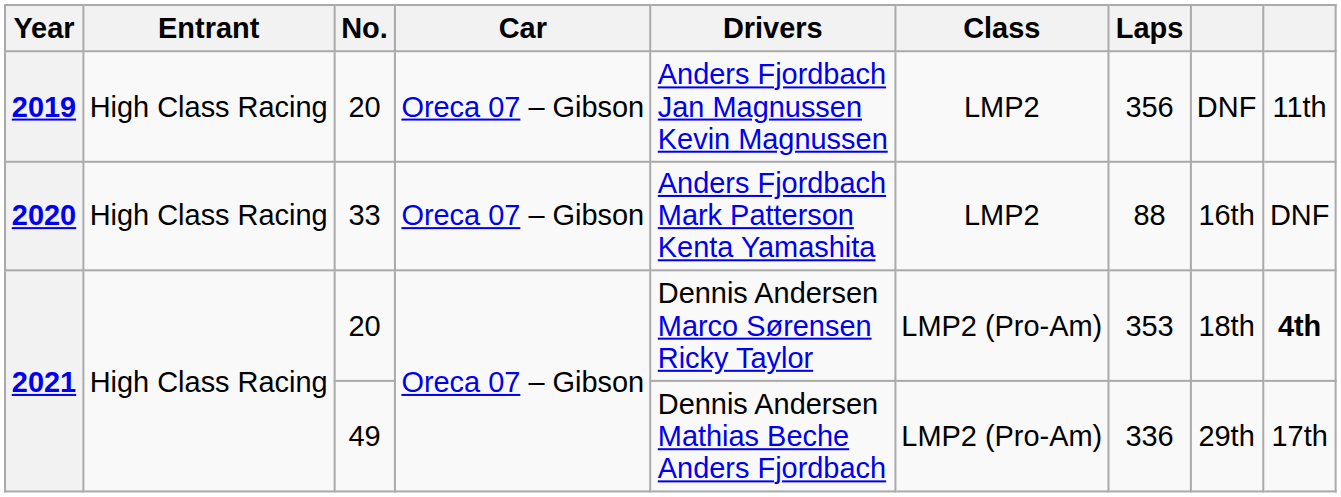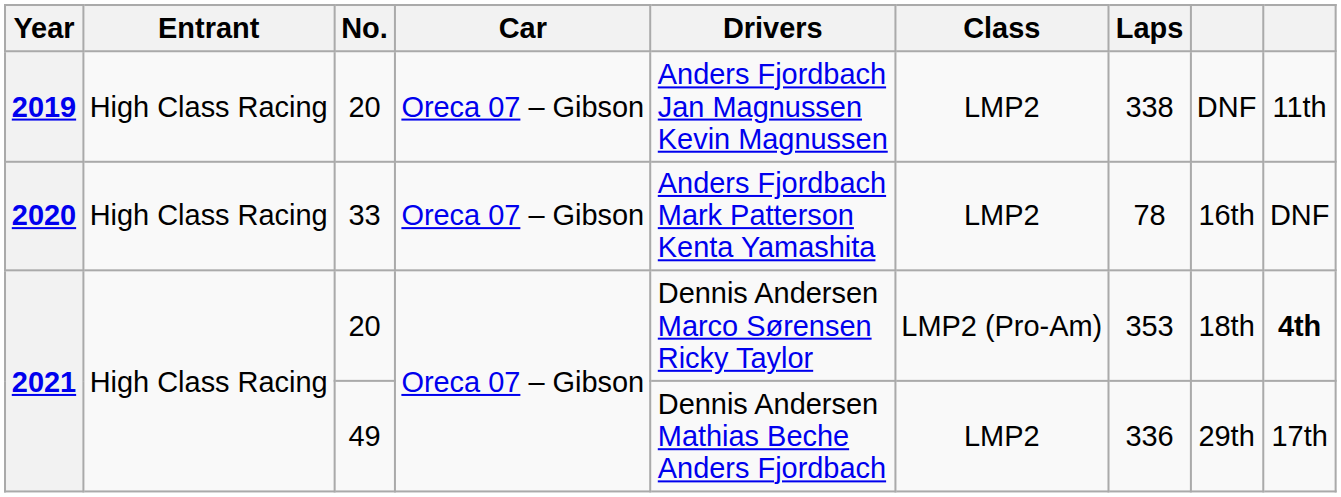(1150, 106) 356 -> (1150, 106) 338
(1150, 216) 88 -> (1150, 216) 78
(1002, 436) LMP2 (Pro-Am) -> (1002, 436) LMP2
